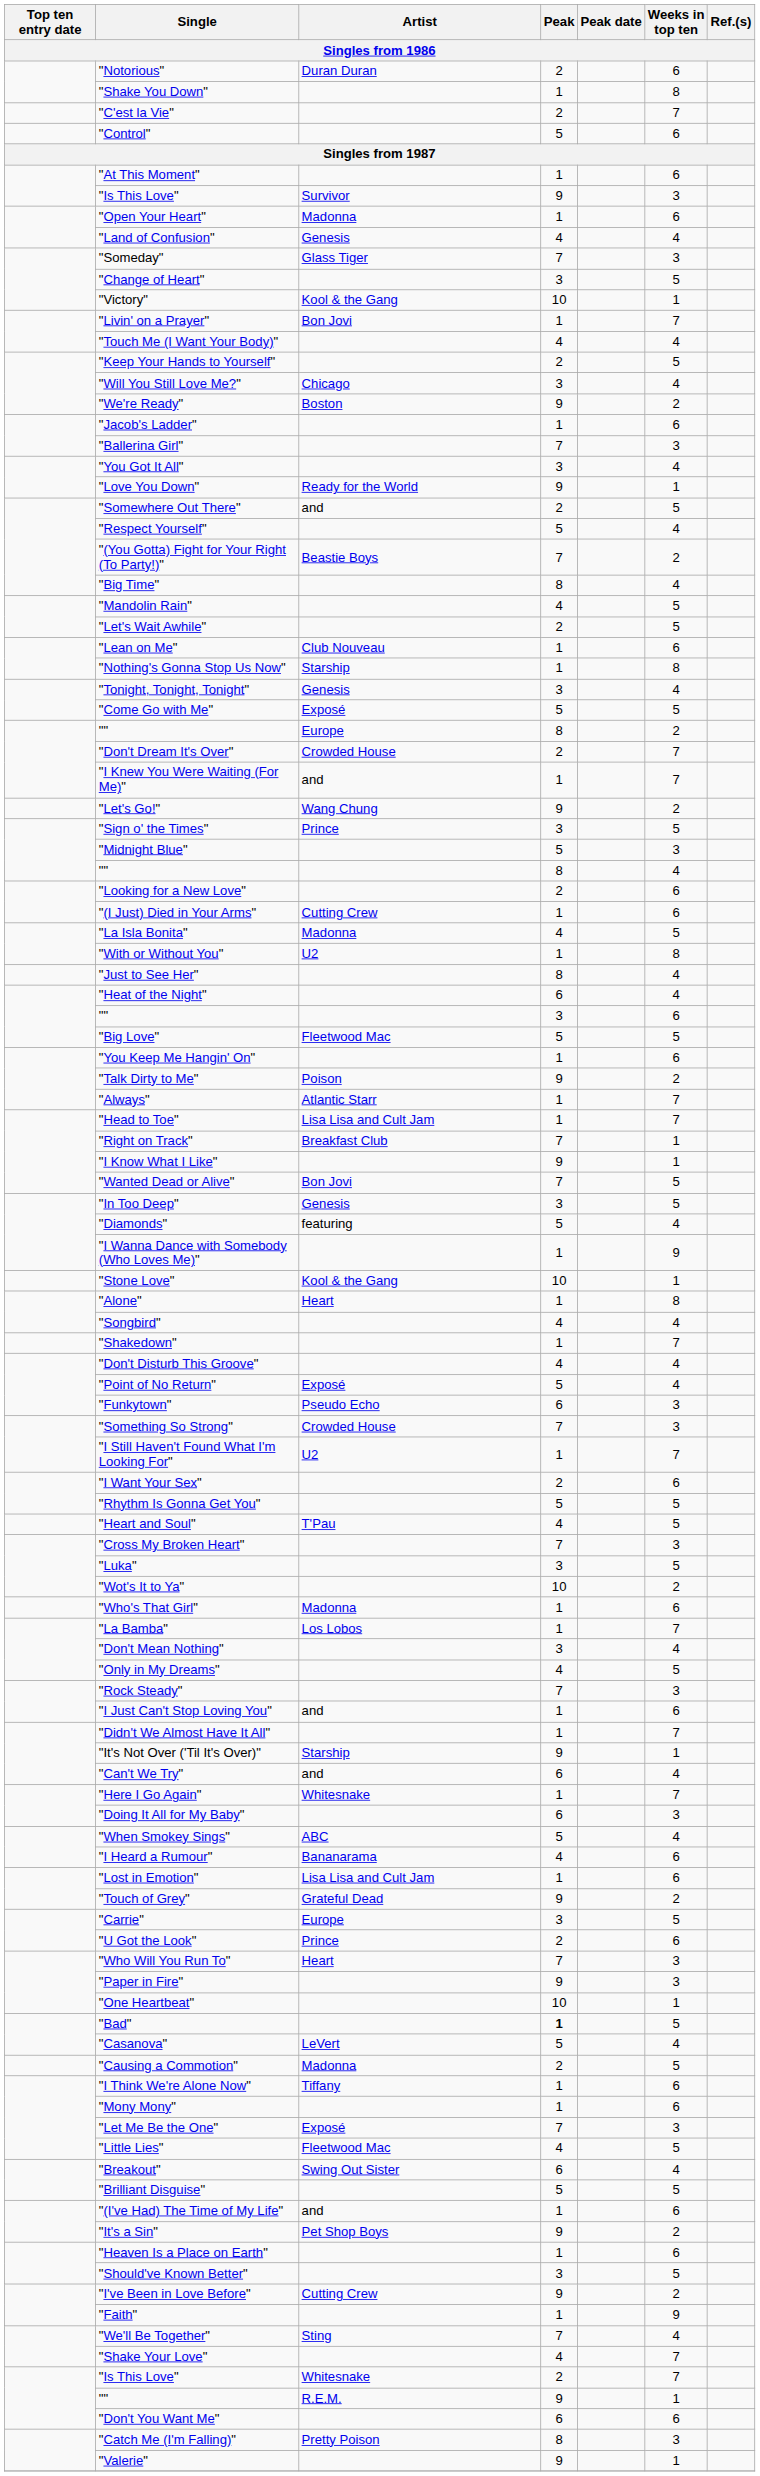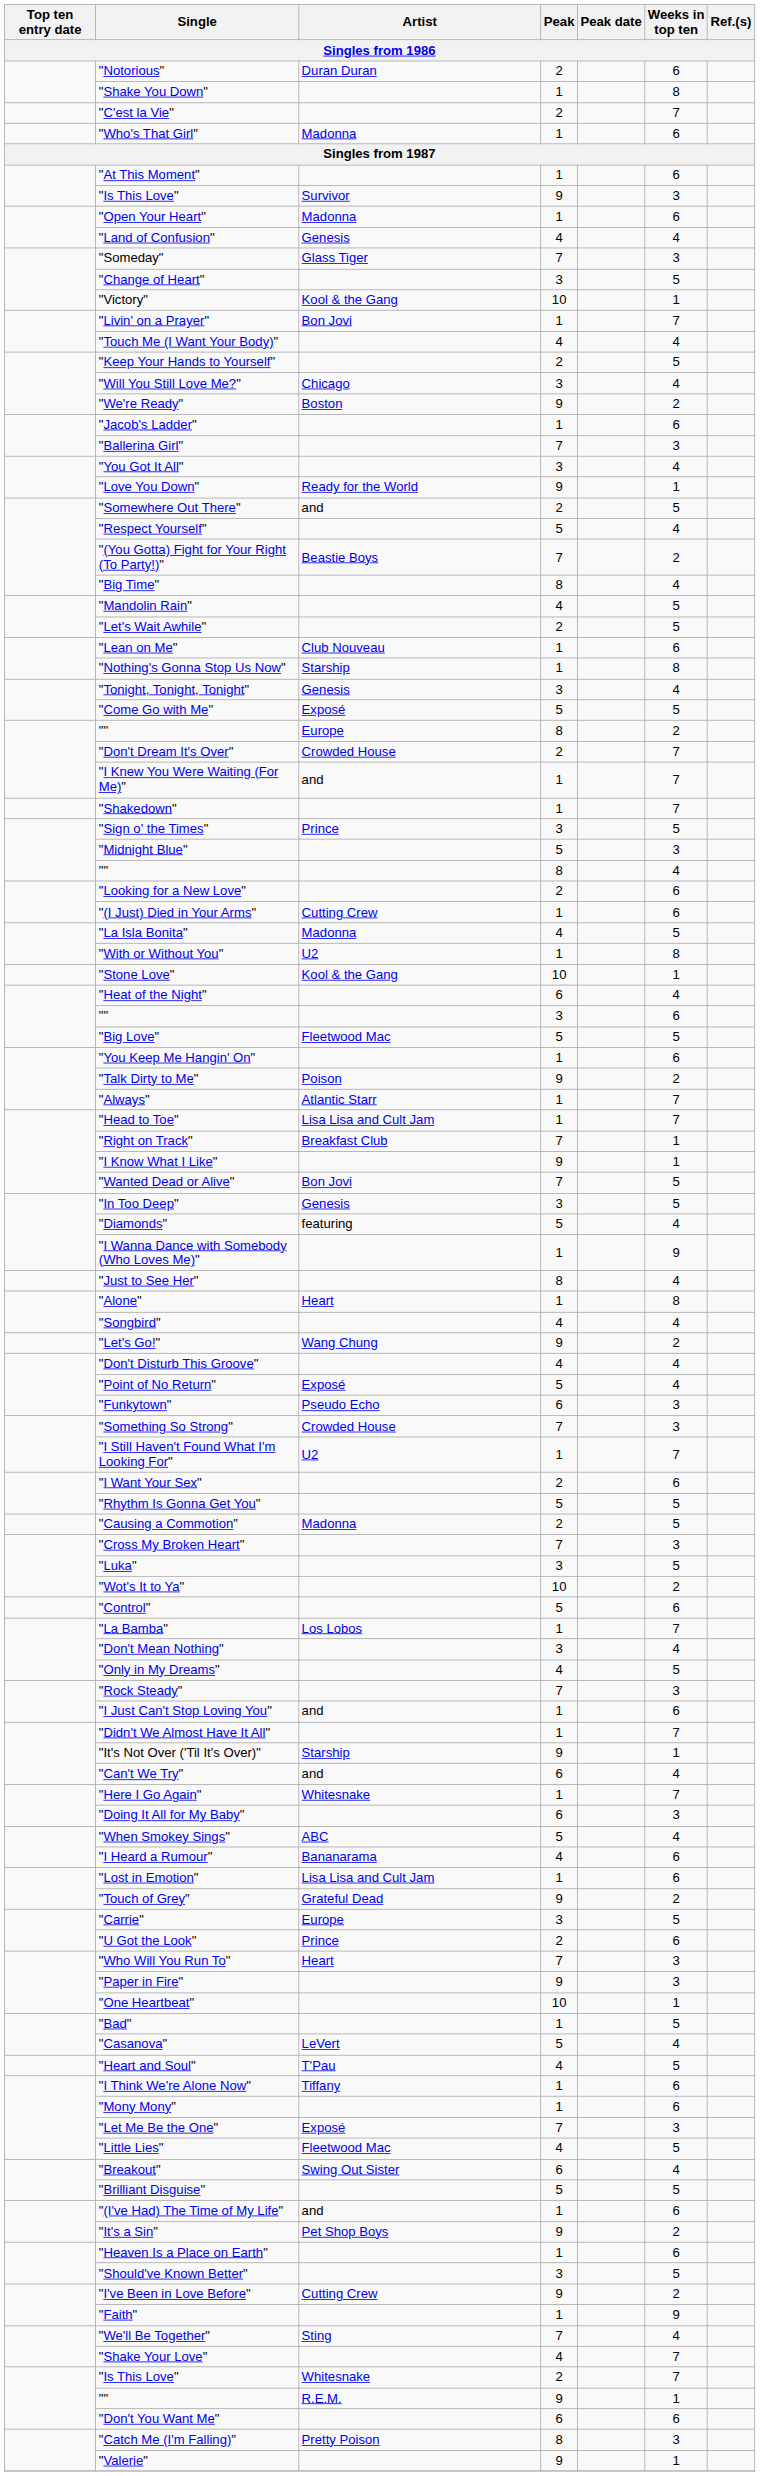rows swapped: (125, 133) <-> (148, 1607)
rows swapped: (129, 808) <-> (138, 1343)
rows swapped: (137, 1280) <-> (149, 974)
rows swapped: (147, 1524) <-> (168, 2065)
(559, 2023) bold -> (559, 2023) normal
